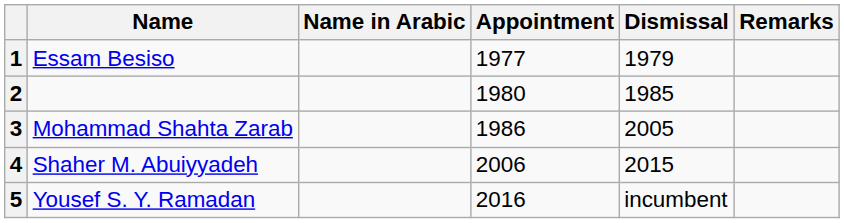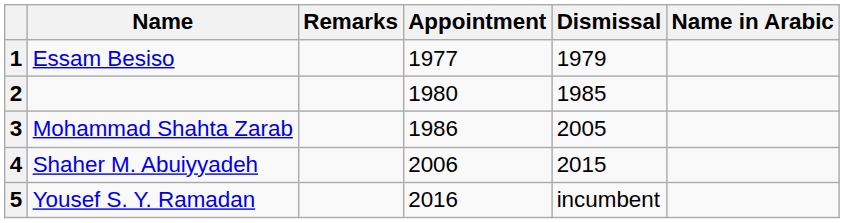columns swapped: (384, 22) <-> (786, 22)
